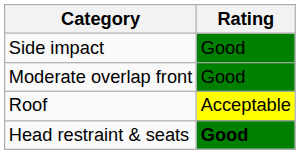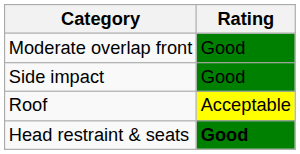rows swapped: (101, 76) <-> (56, 47)
